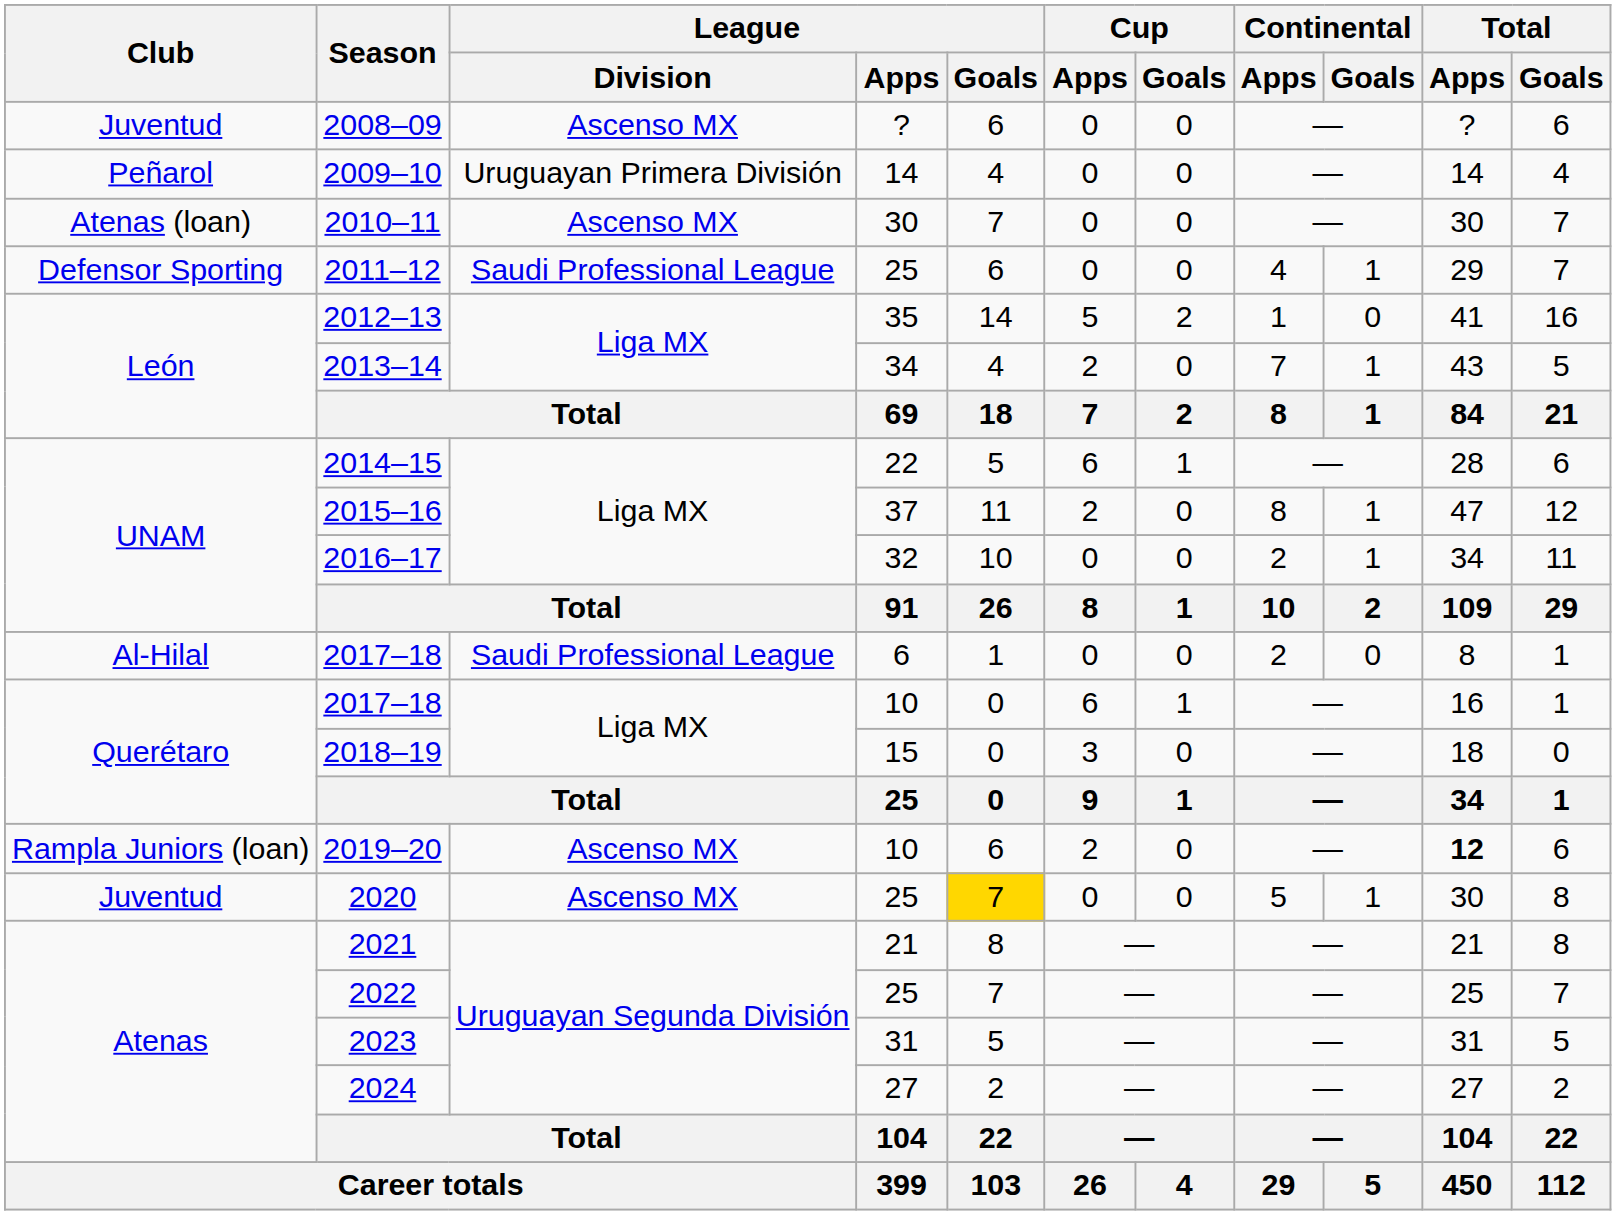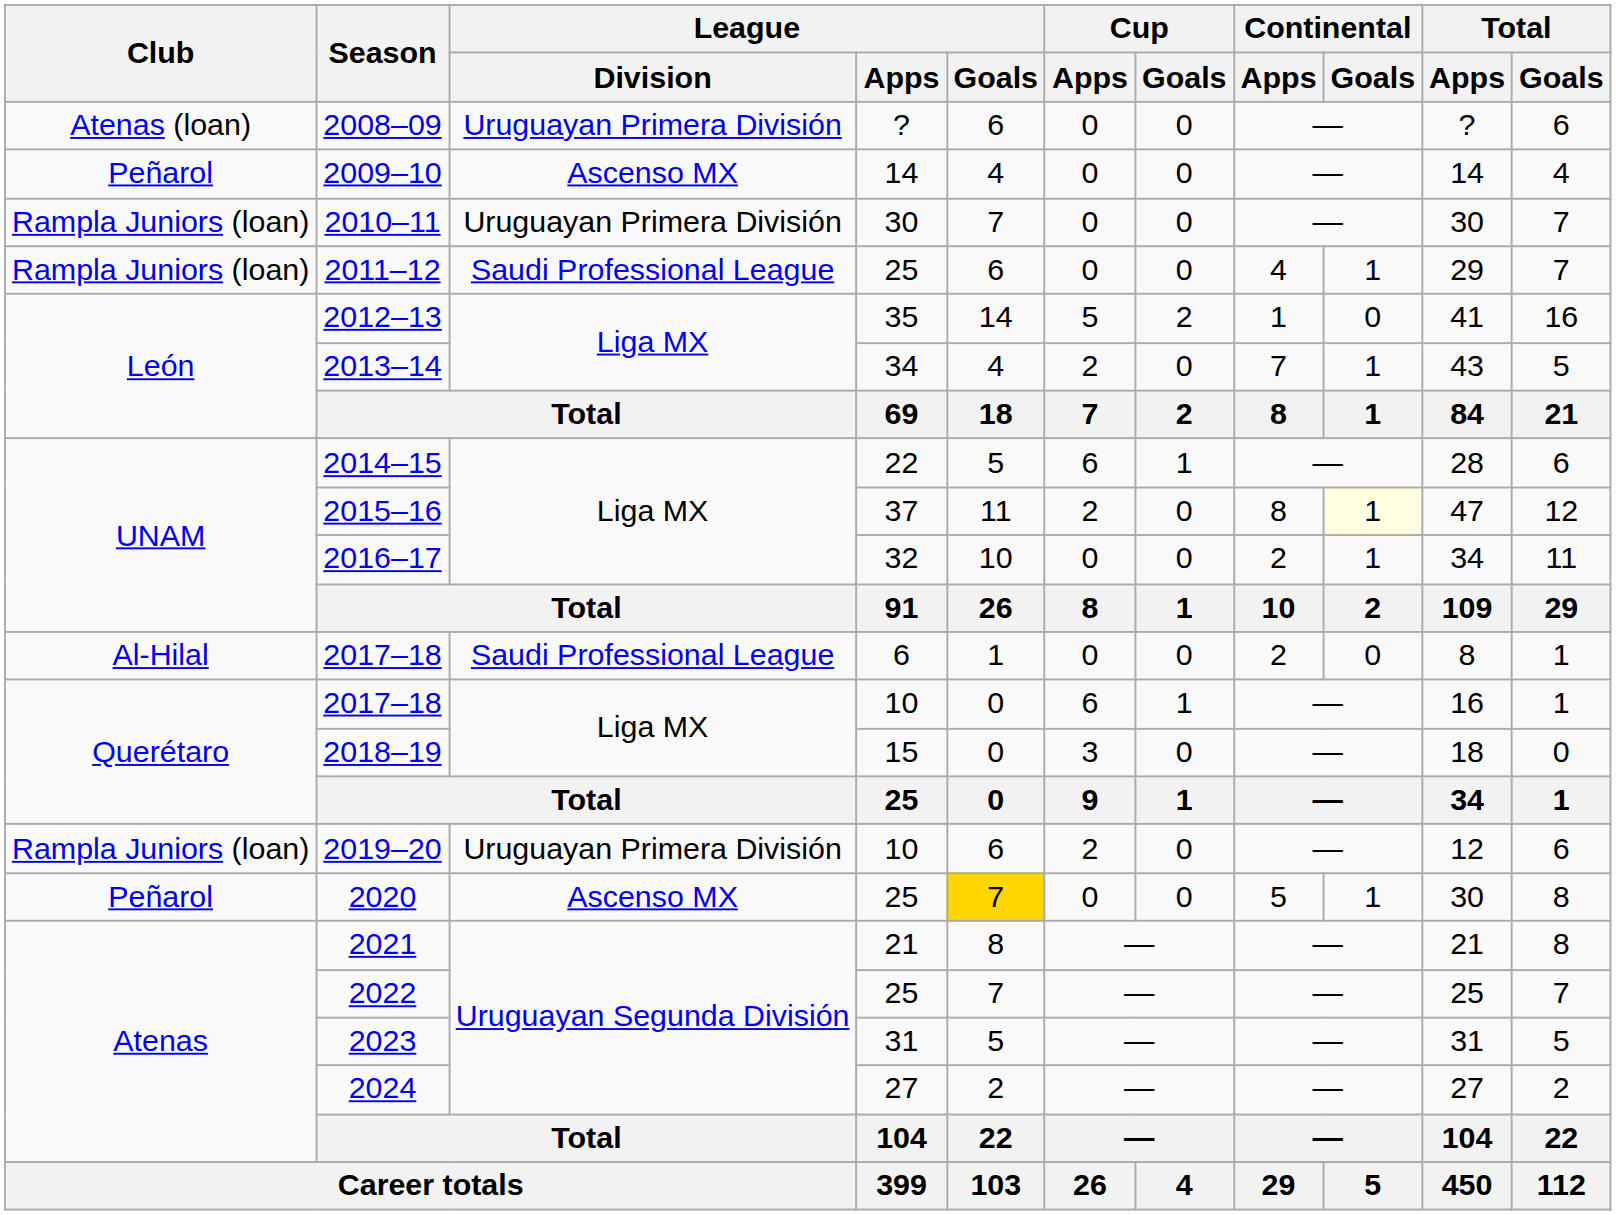(161, 125) Juventud -> (161, 125) Atenas (loan)
(653, 125) Ascenso MX -> (653, 125) Uruguayan Primera División
(653, 173) Uruguayan Primera División -> (653, 173) Ascenso MX
(161, 221) Atenas (loan) -> (161, 221) Rampla Juniors (loan)
(653, 221) Ascenso MX -> (653, 221) Uruguayan Primera División
(161, 269) Defensor Sporting -> (161, 269) Rampla Juniors (loan)
(1373, 510) no background -> (1373, 510) lightyellow background
(653, 848) Ascenso MX -> (653, 848) Uruguayan Primera División
(1467, 848) bold -> (1467, 848) normal
(161, 896) Juventud -> (161, 896) Peñarol
